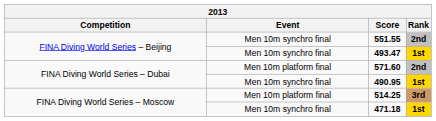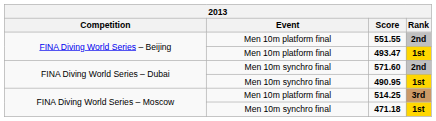(288, 39) Men 10m synchro final -> (288, 39) Men 10m platform final
(288, 53) Men 10m synchro final -> (288, 53) Men 10m platform final
(288, 67) Men 10m platform final -> (288, 67) Men 10m synchro final
